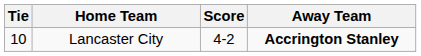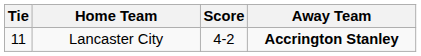(18, 39) 10 -> (18, 39) 11
